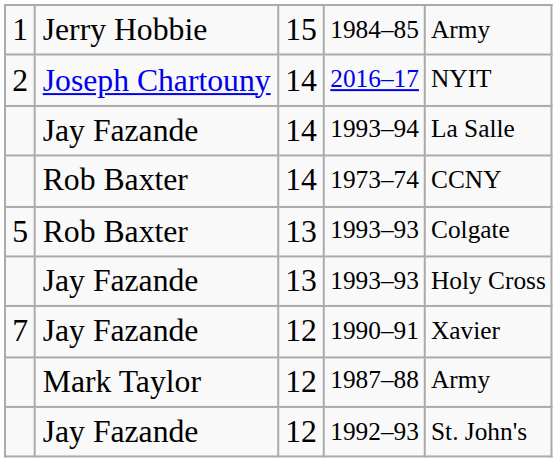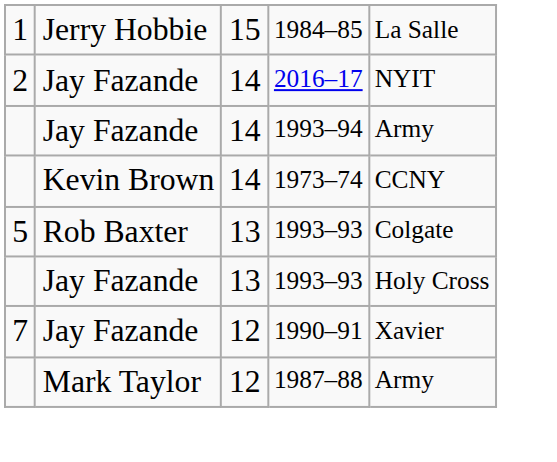(461, 29) Army -> (417, 29) La Salle
(157, 79) Joseph Chartouny -> (121, 79) Jay Fazande
(473, 130) La Salle -> (404, 130) Army
(115, 180) Rob Baxter -> (129, 180) Kevin Brown
- row: (20, 432)
